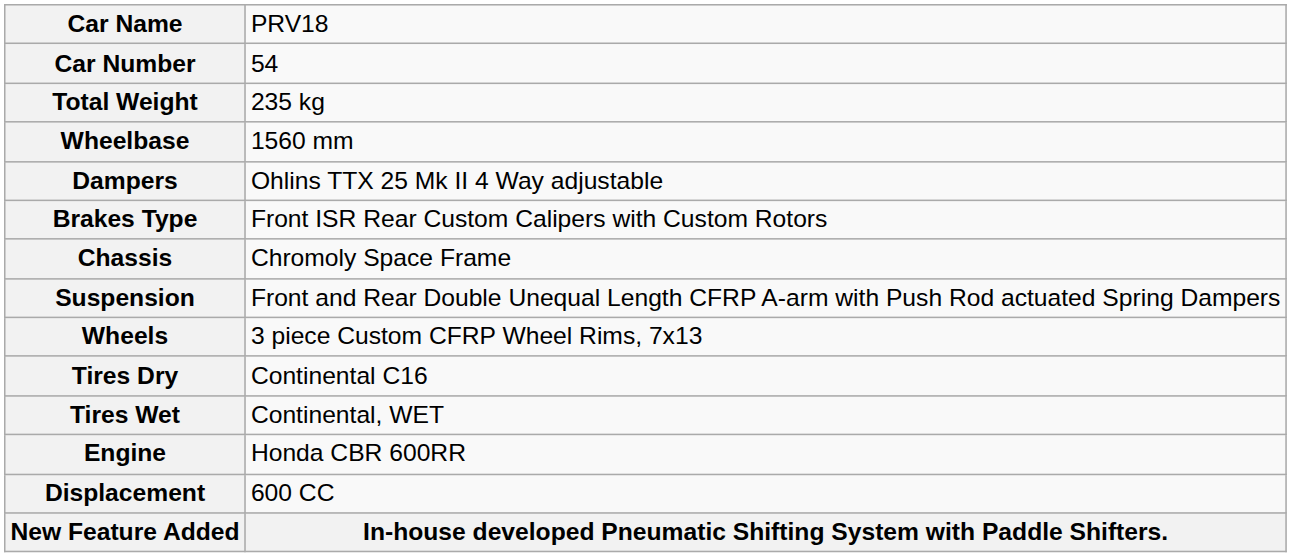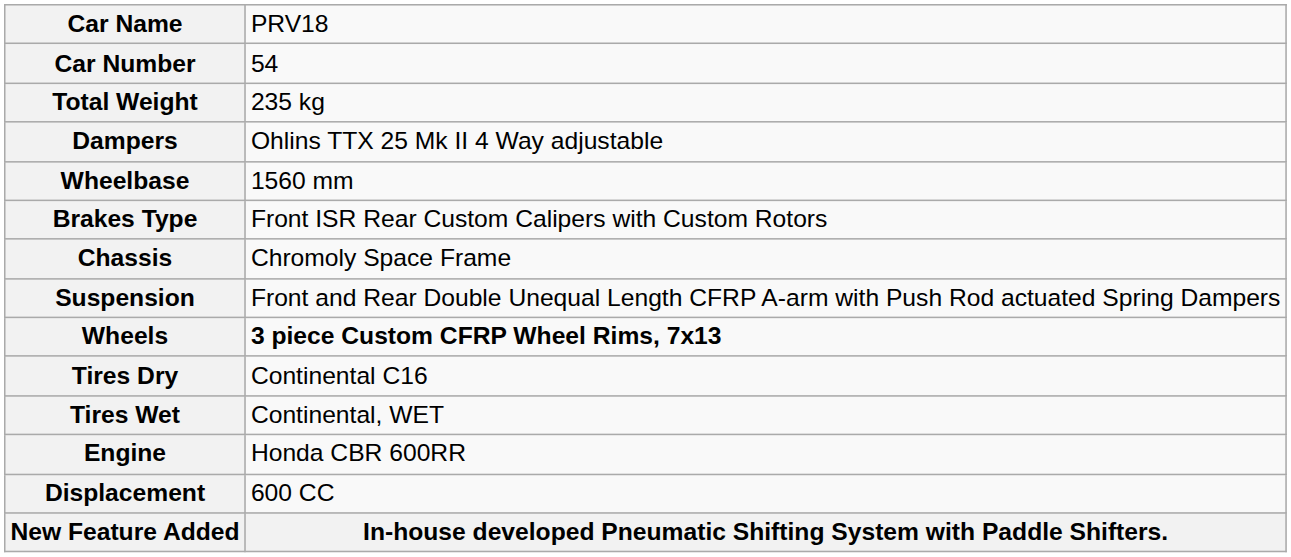rows swapped: (125, 141) <-> (125, 180)
(477, 336) normal -> (486, 336) bold
